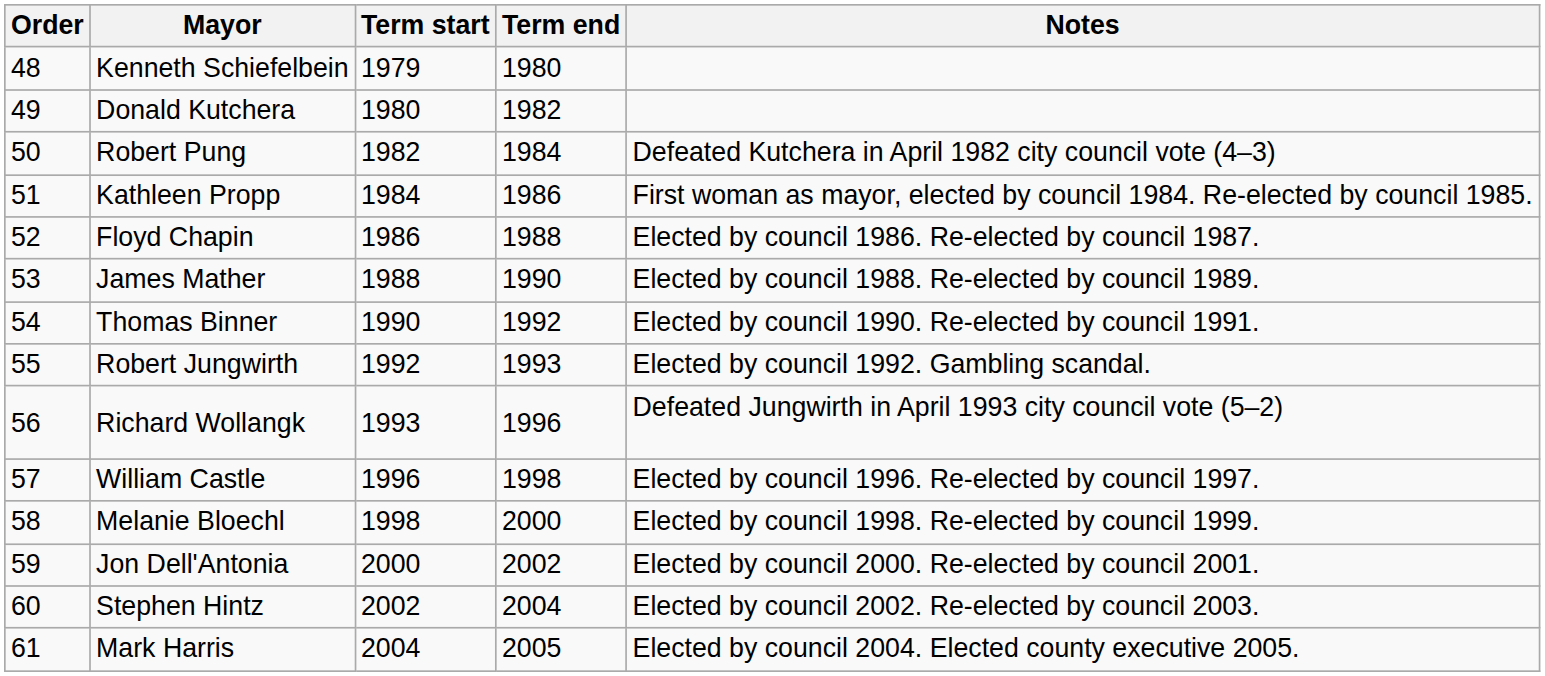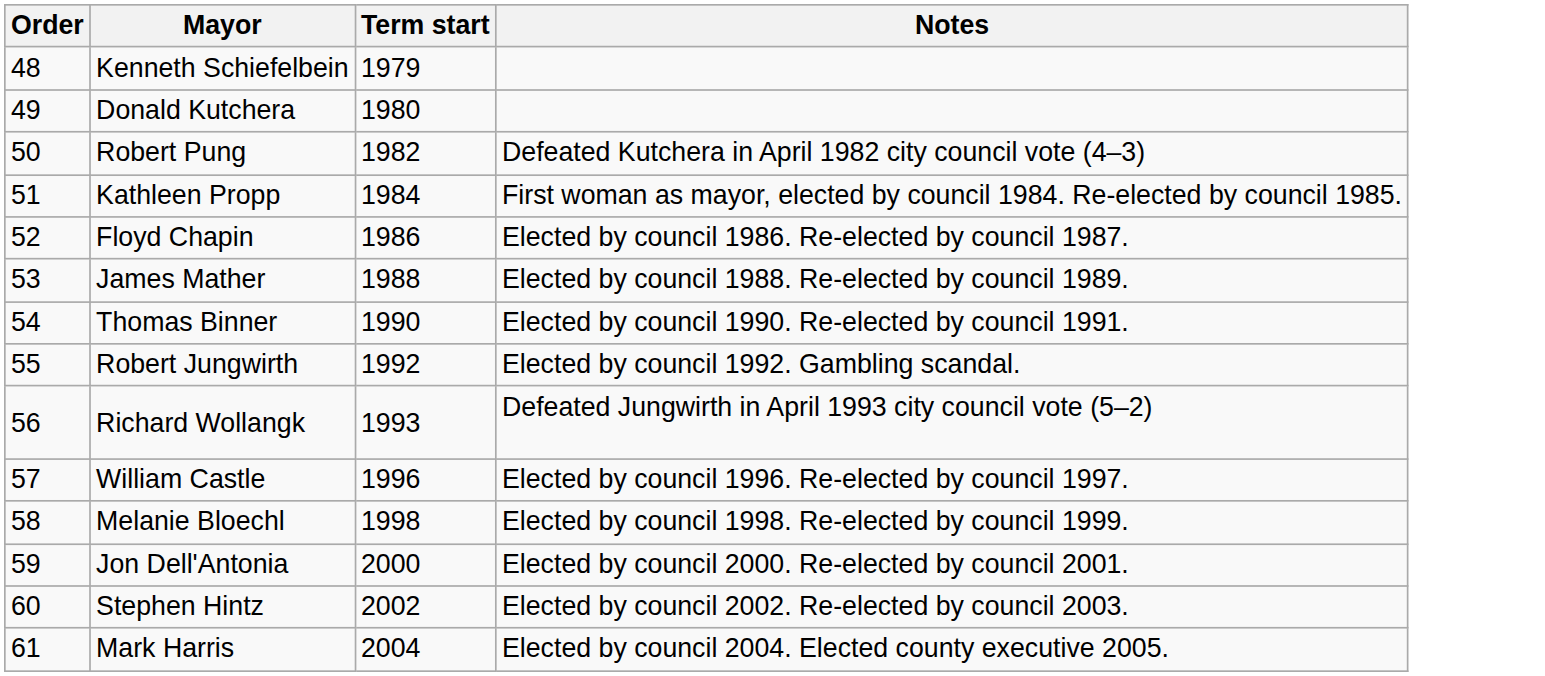- column: (561, 25)
